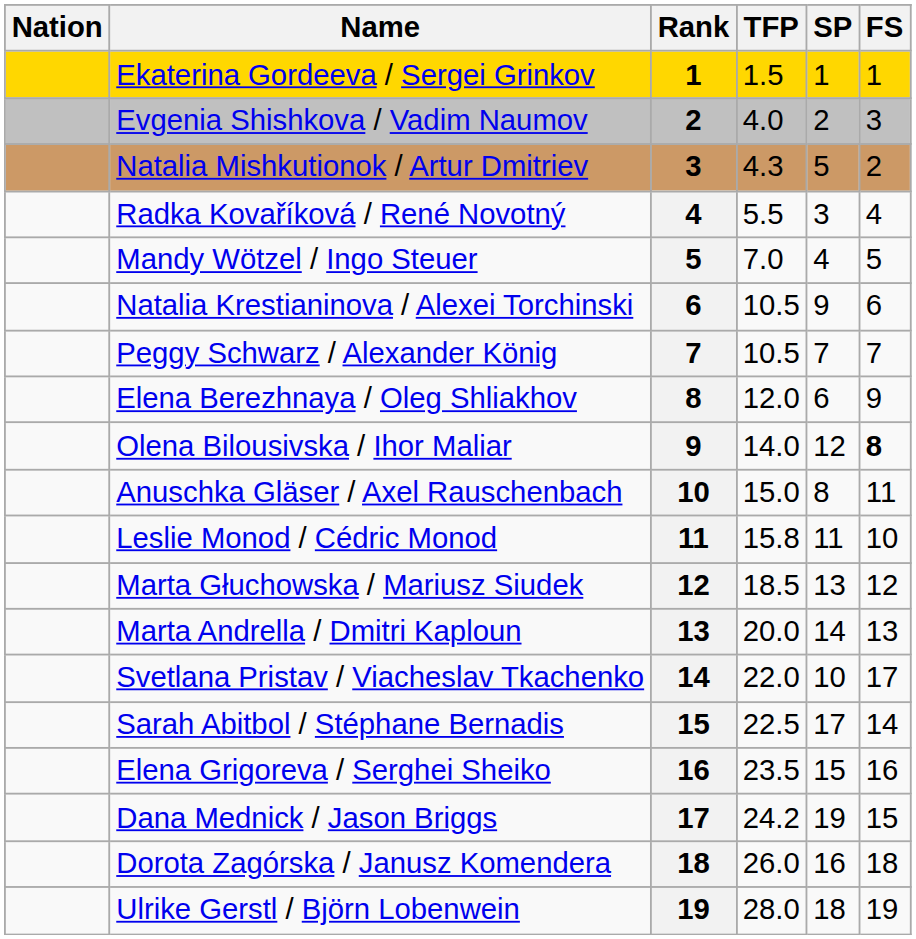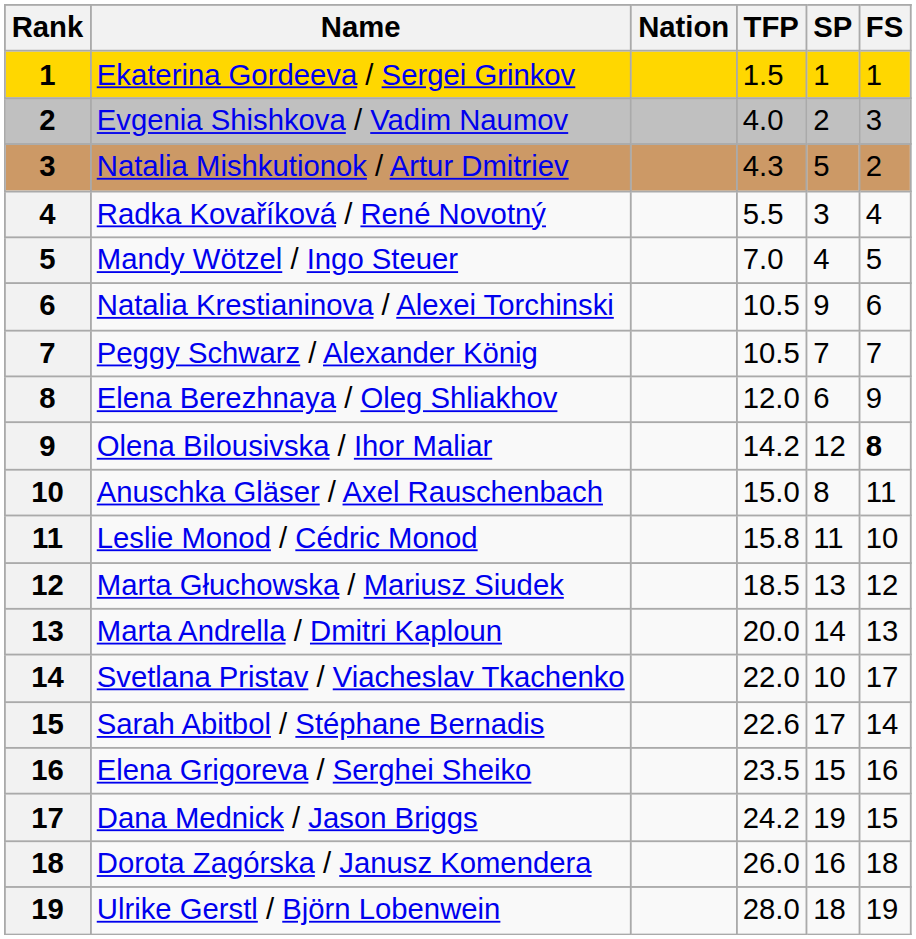columns swapped: (693, 27) <-> (57, 27)
(771, 445) 14.0 -> (771, 445) 14.2
(771, 724) 22.5 -> (771, 724) 22.6
